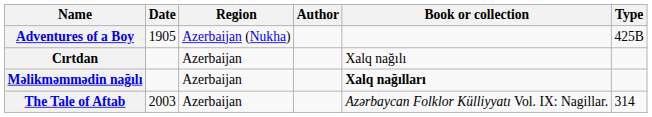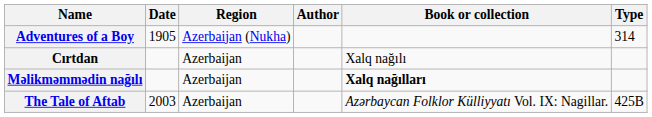(629, 36) 425B -> (625, 36) 314
(625, 101) 314 -> (629, 101) 425B
